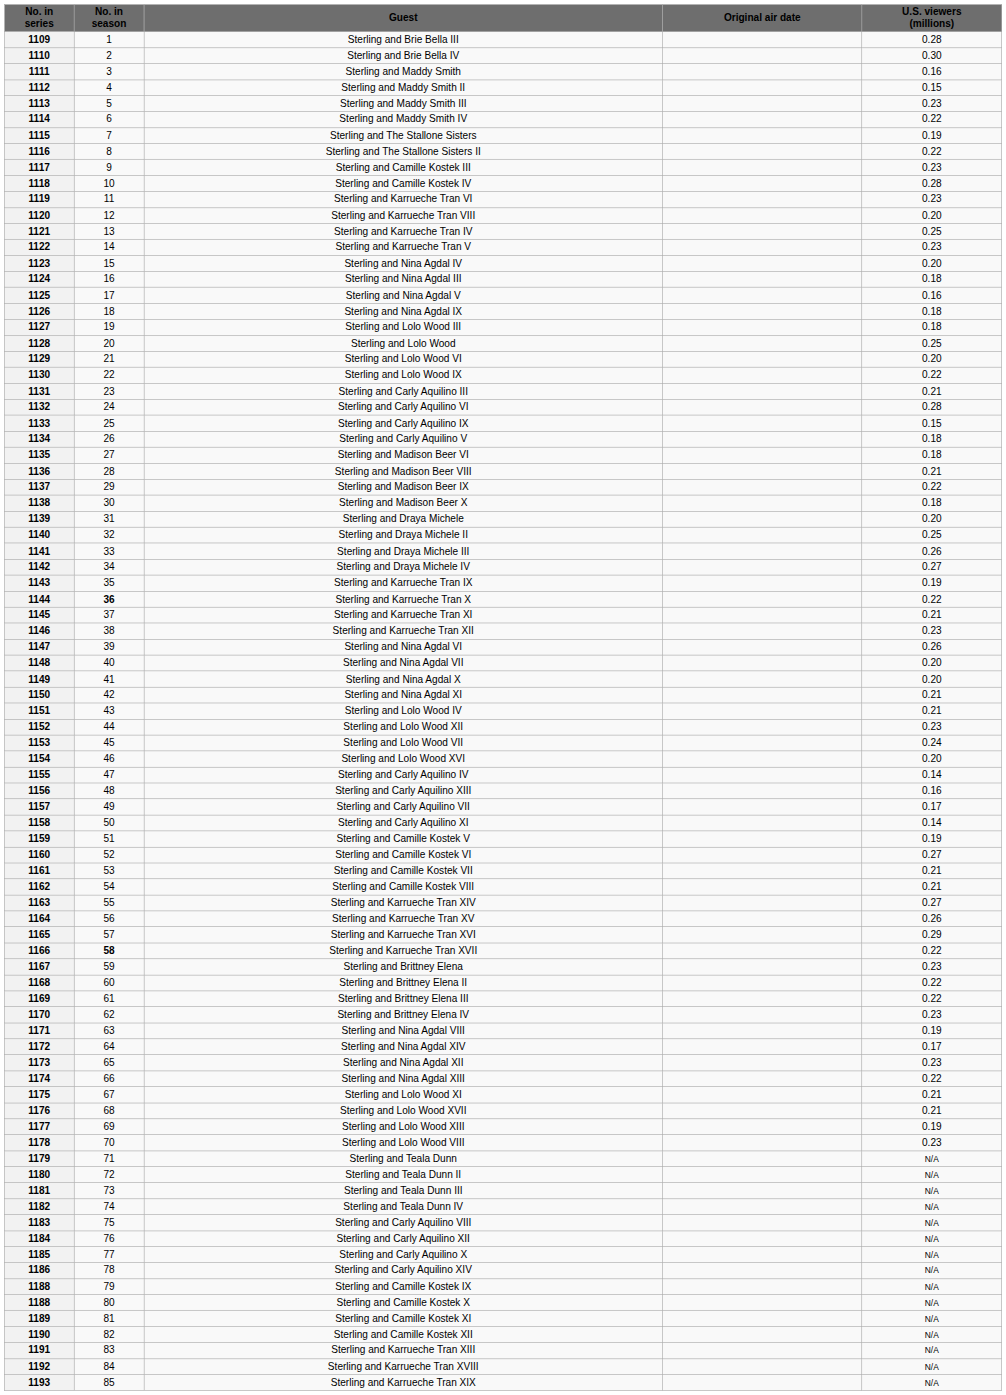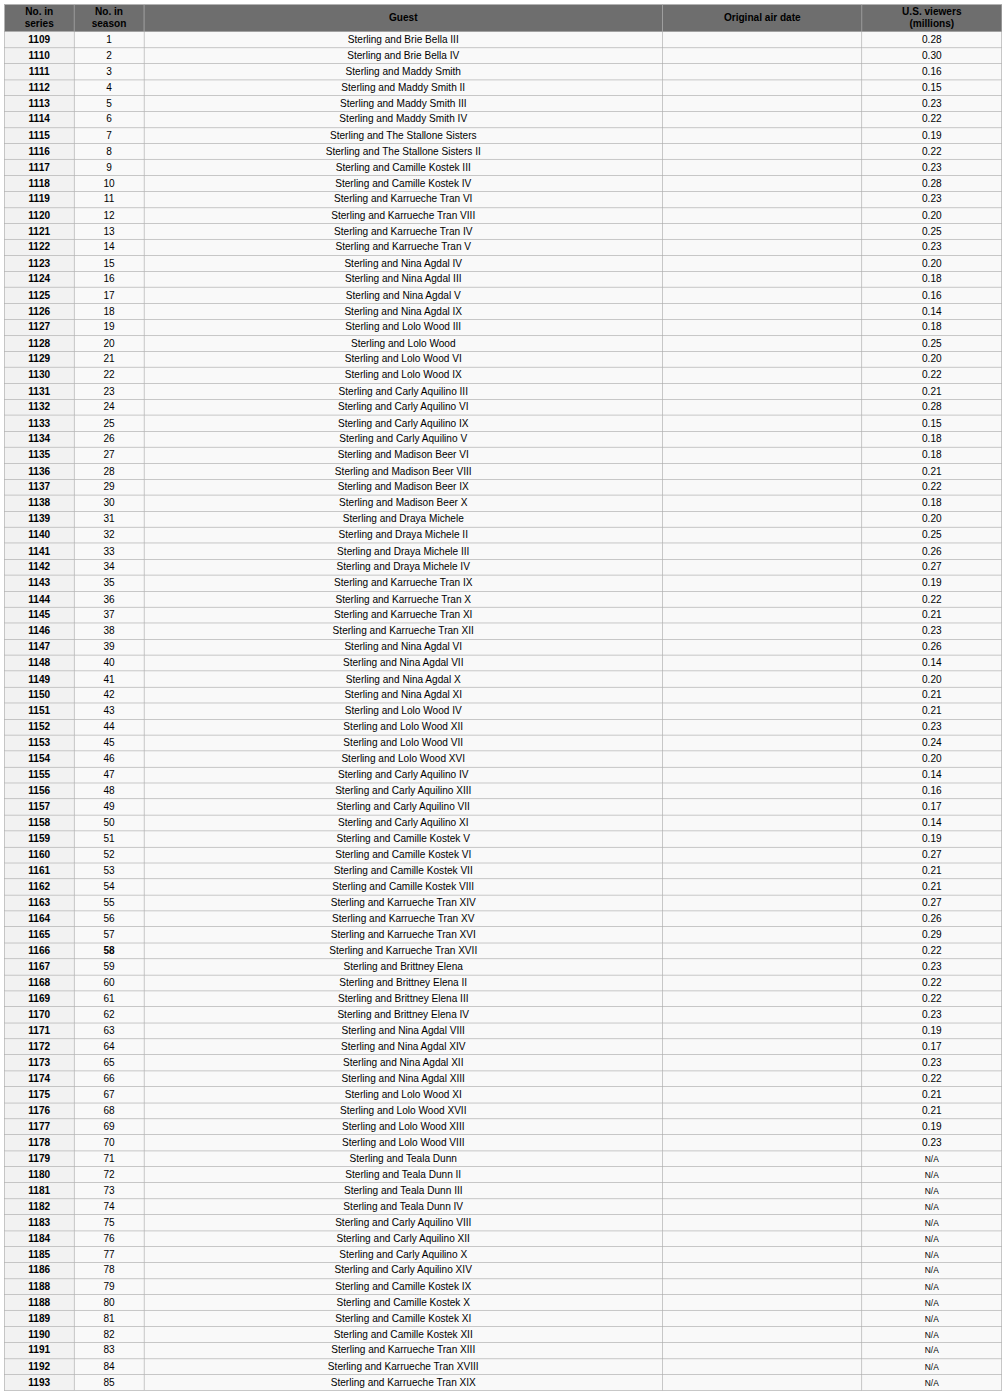(932, 311) 0.18 -> (932, 311) 0.14
(109, 599) bold -> (109, 599) normal
(932, 663) 0.20 -> (932, 663) 0.14
